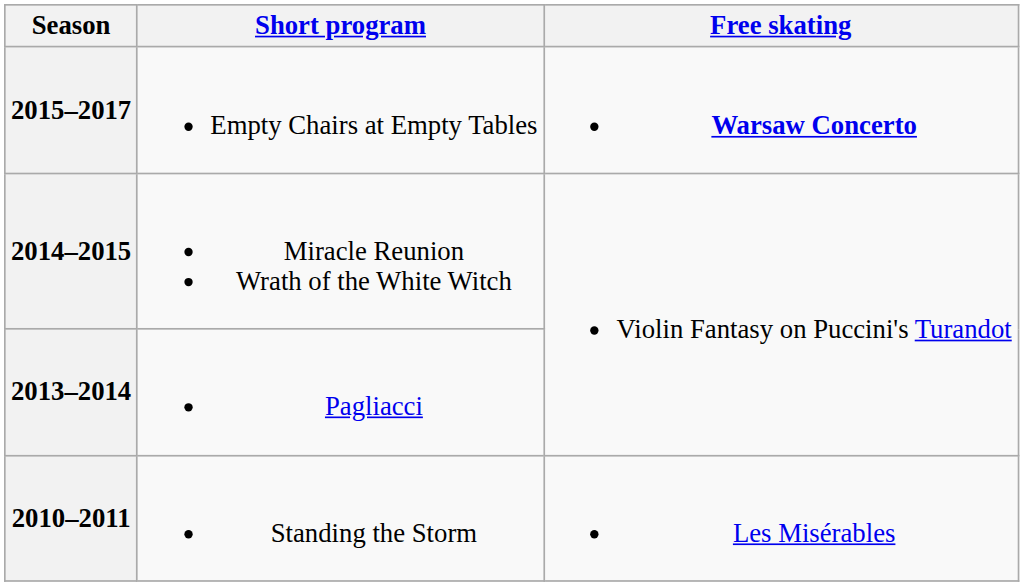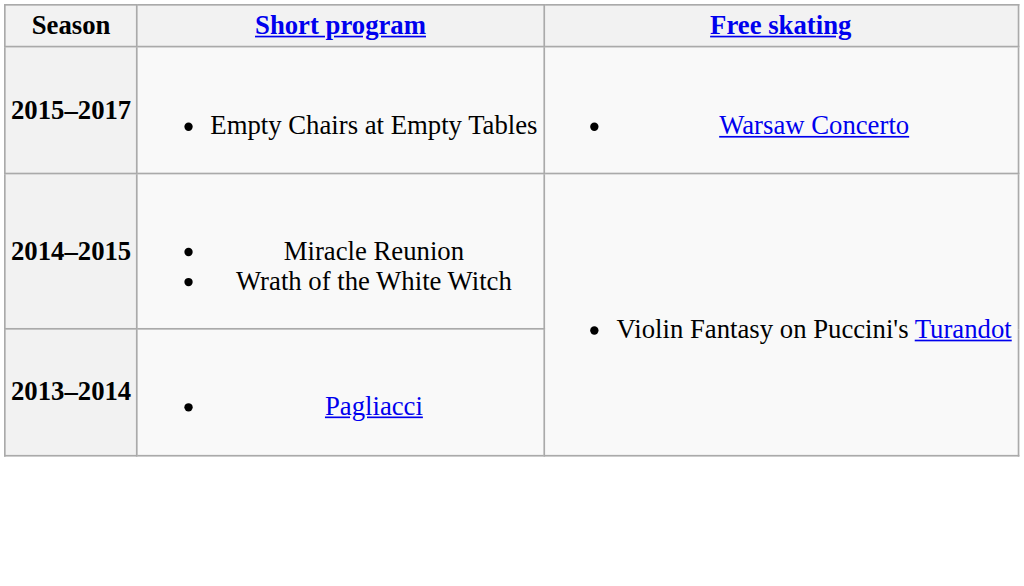(781, 125) bold -> (781, 125) normal
- row: (71, 517)
